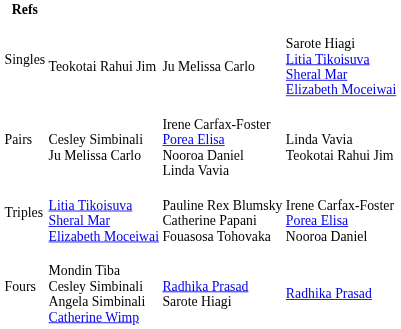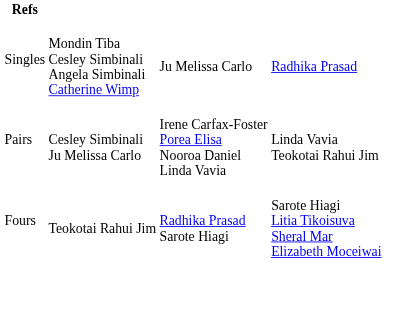(102, 67) Teokotai Rahui Jim -> (97, 67) Mondin Tiba Cesley Simbinali Angela Simbinali Catherine Wimp
(341, 67) Sarote Hiagi Litia Tikoisuva Sheral Mar Elizabeth Moceiwai -> (314, 67) Radhika Prasad
- row: (24, 213)
(97, 294) Mondin Tiba Cesley Simbinali Angela Simbinali Catherine Wimp -> (102, 228) Teokotai Rahui Jim
(329, 294) Radhika Prasad -> (326, 228) Sarote Hiagi Litia Tikoisuva Sheral Mar Elizabeth Moceiwai
